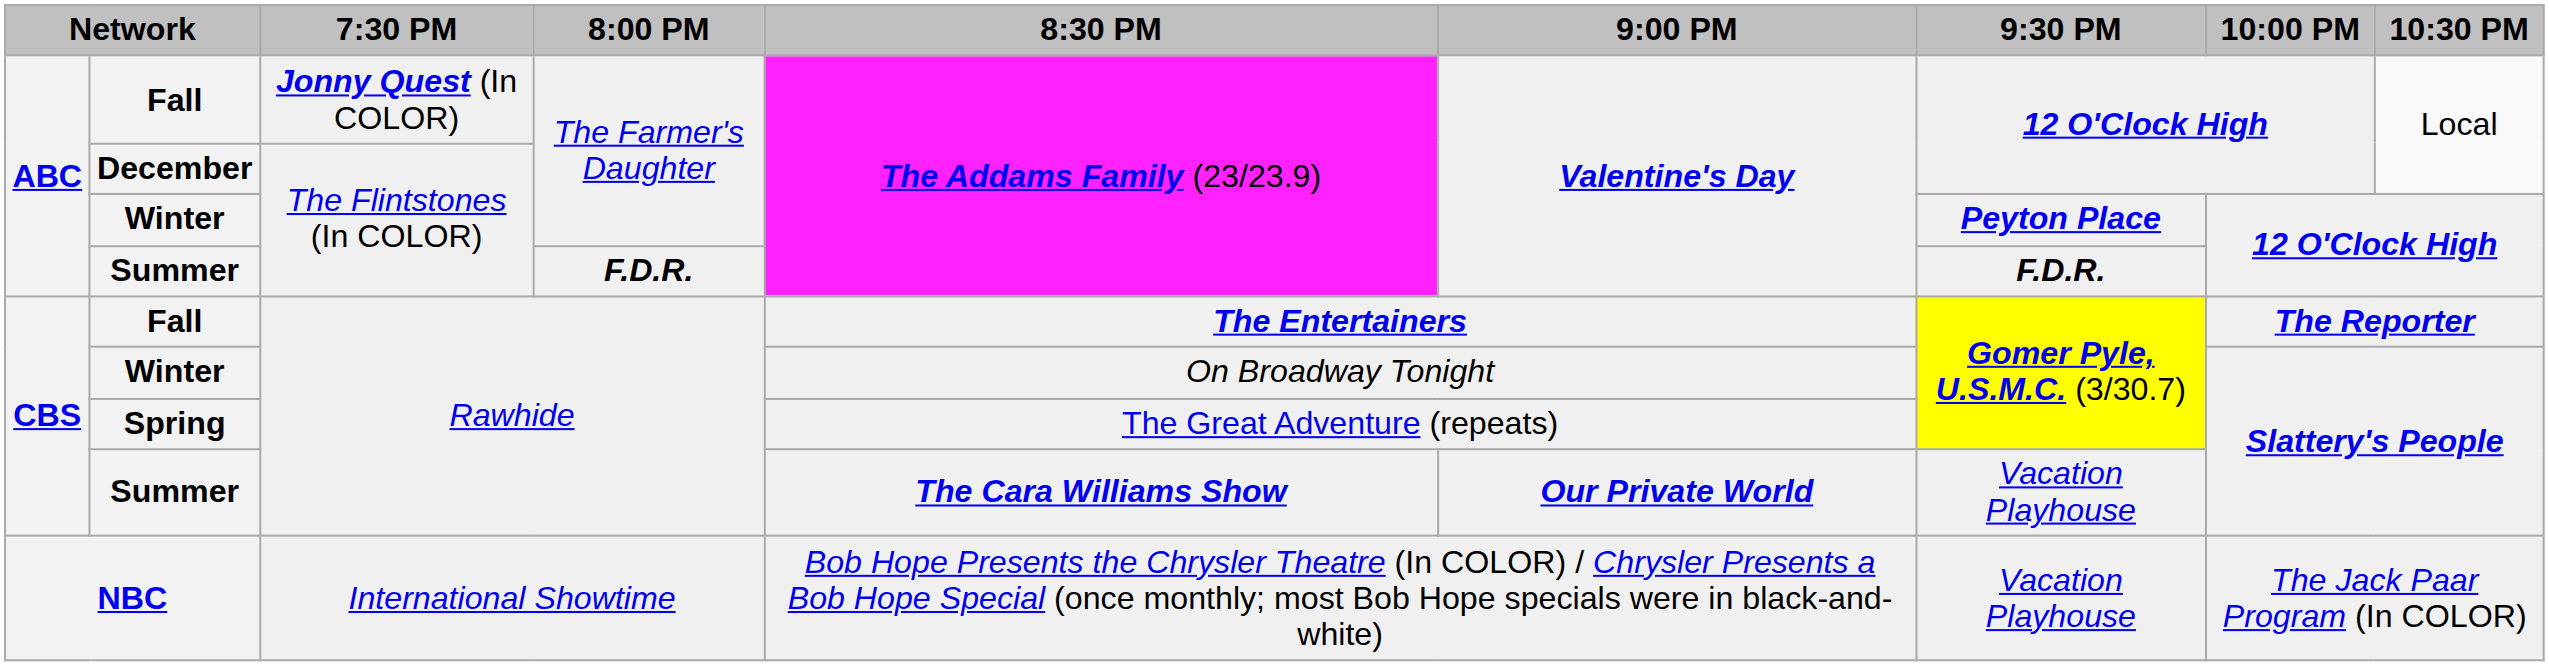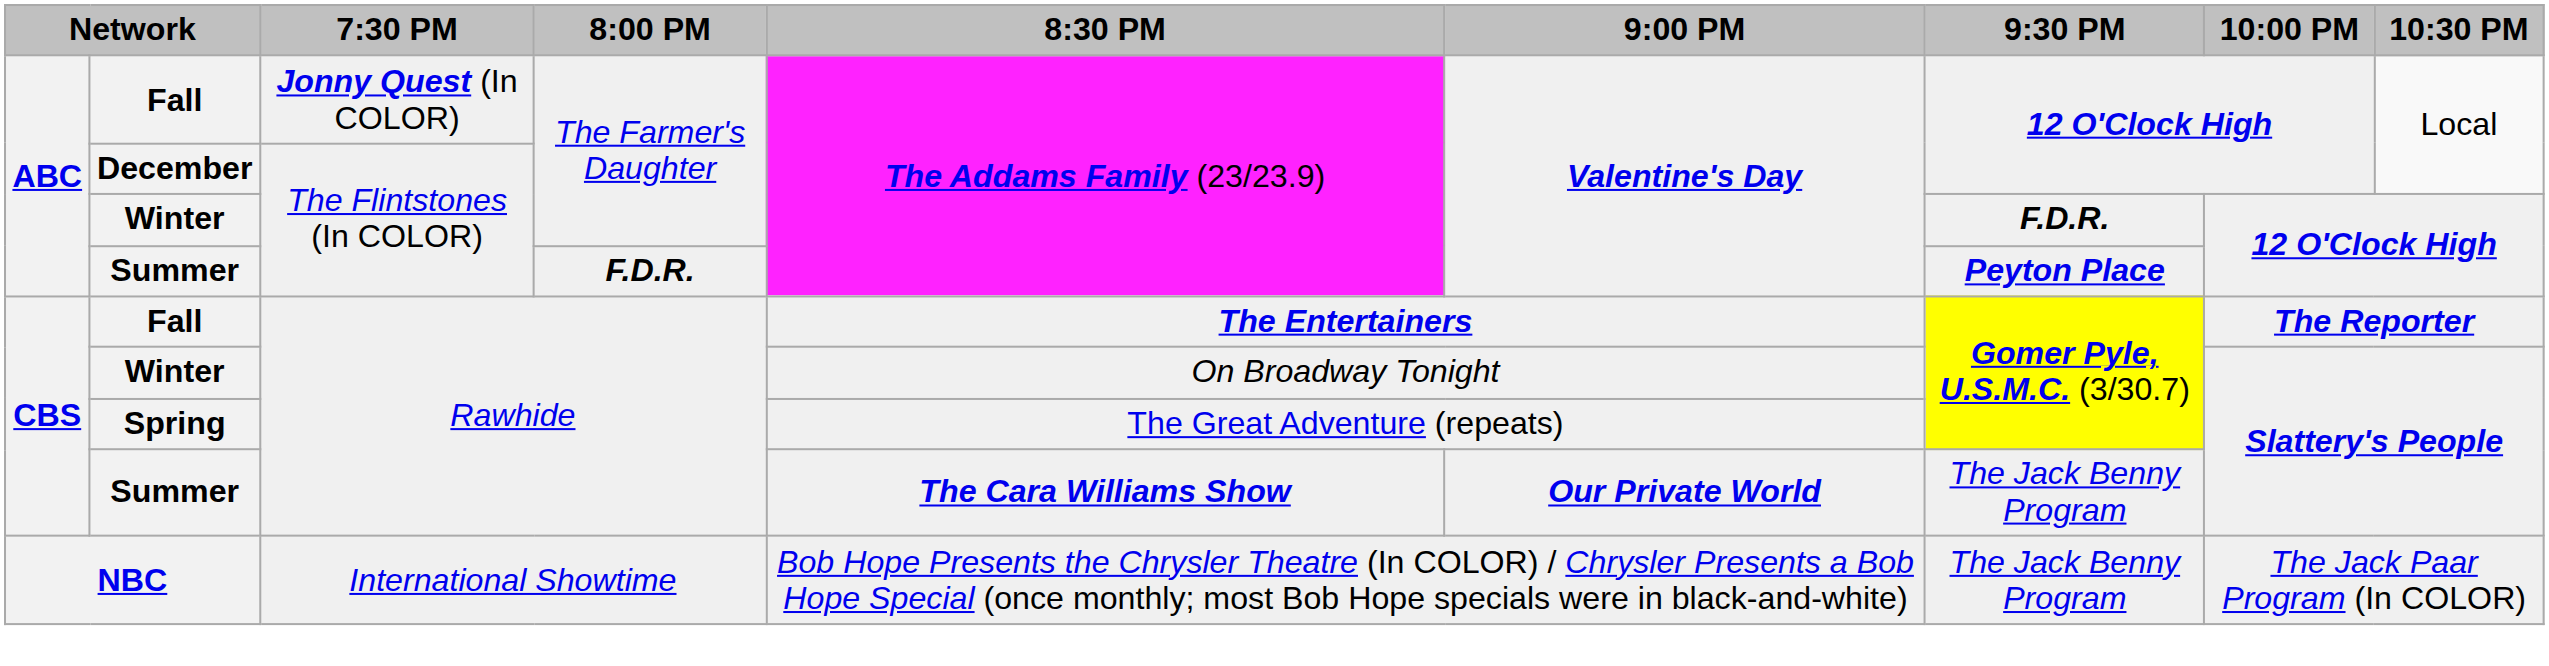(2061, 219) Peyton Place -> (2065, 219) F.D.R.
(2061, 270) F.D.R. -> (2065, 270) Peyton Place
(2061, 492) Vacation Playhouse -> (2065, 492) The Jack Benny Program
(2061, 597) Vacation Playhouse -> (2065, 579) The Jack Benny Program
